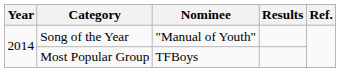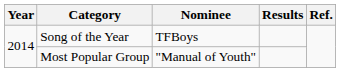(206, 36) "Manual of Youth" -> (177, 36) TFBoys
(177, 57) TFBoys -> (206, 57) "Manual of Youth"
